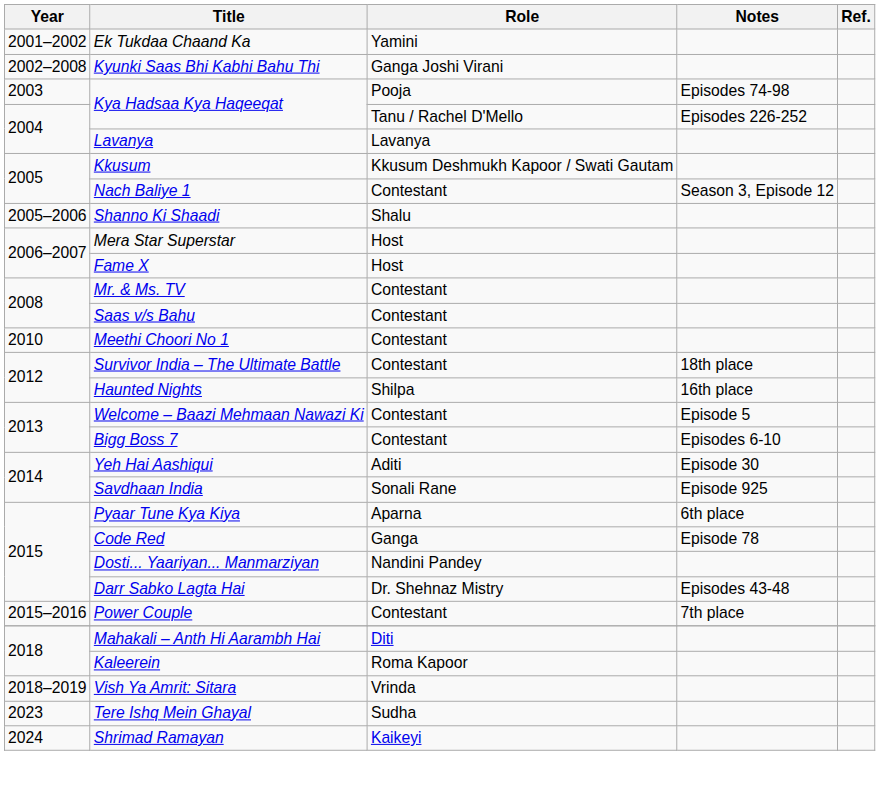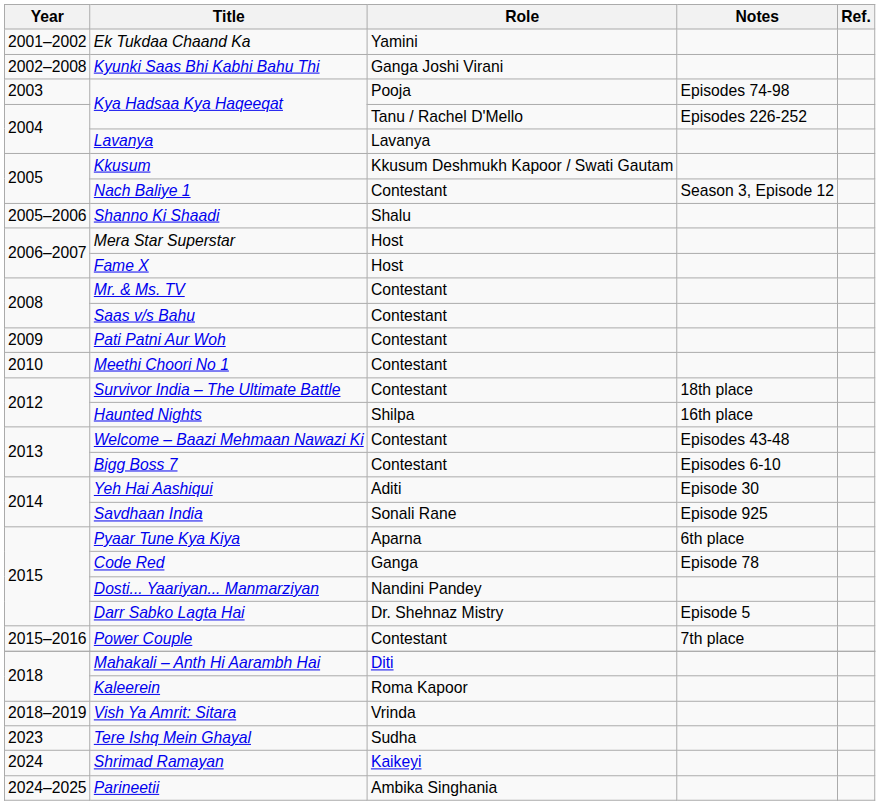+ row: (160, 340)
(715, 414) Episode 5 -> (735, 439) Episodes 43-48
(735, 588) Episodes 43-48 -> (715, 613) Episode 5
+ row: (127, 787)
